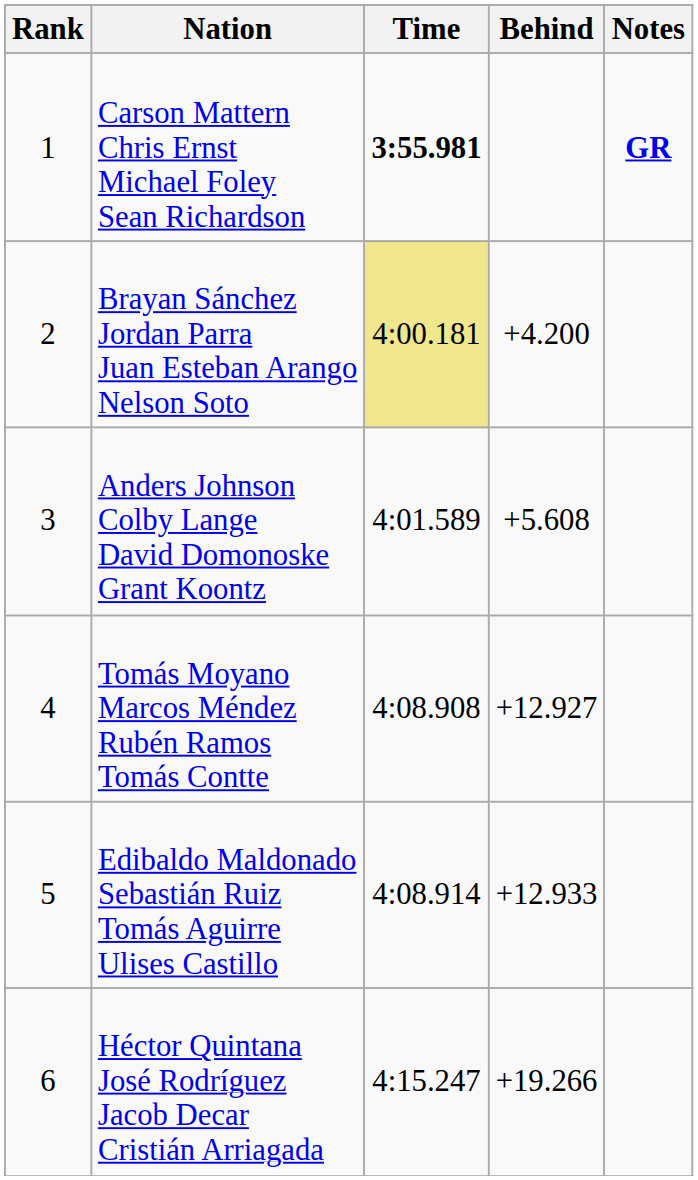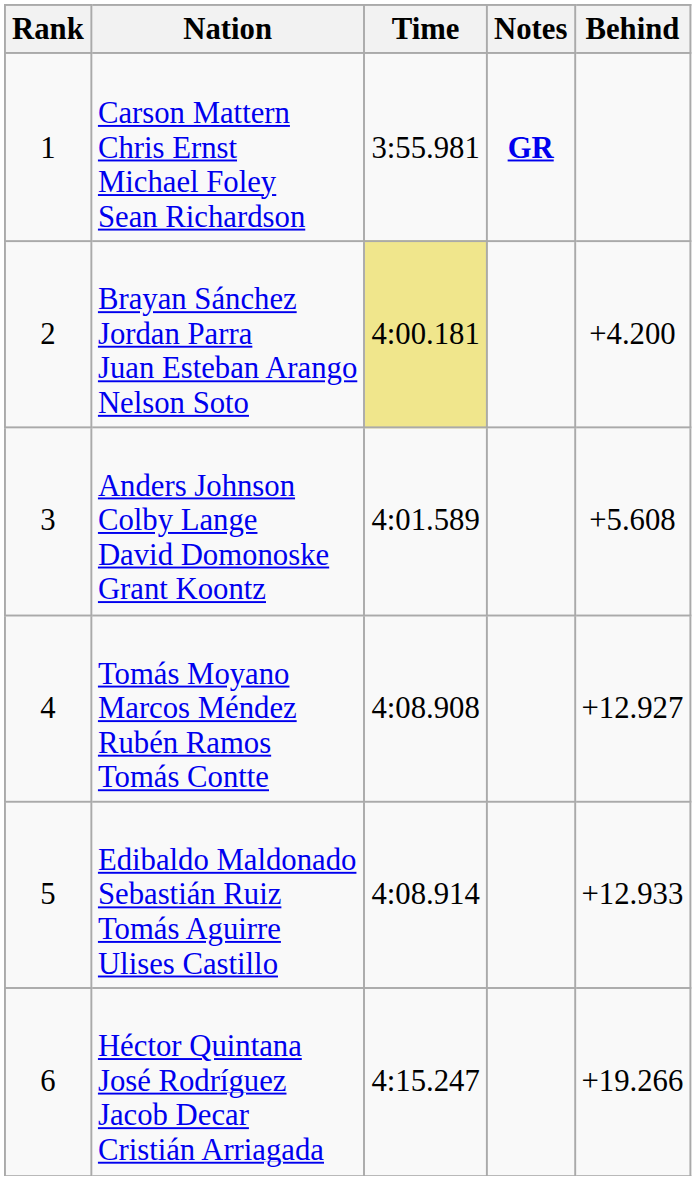columns swapped: (547, 28) <-> (648, 28)
(426, 146) bold -> (426, 146) normal
